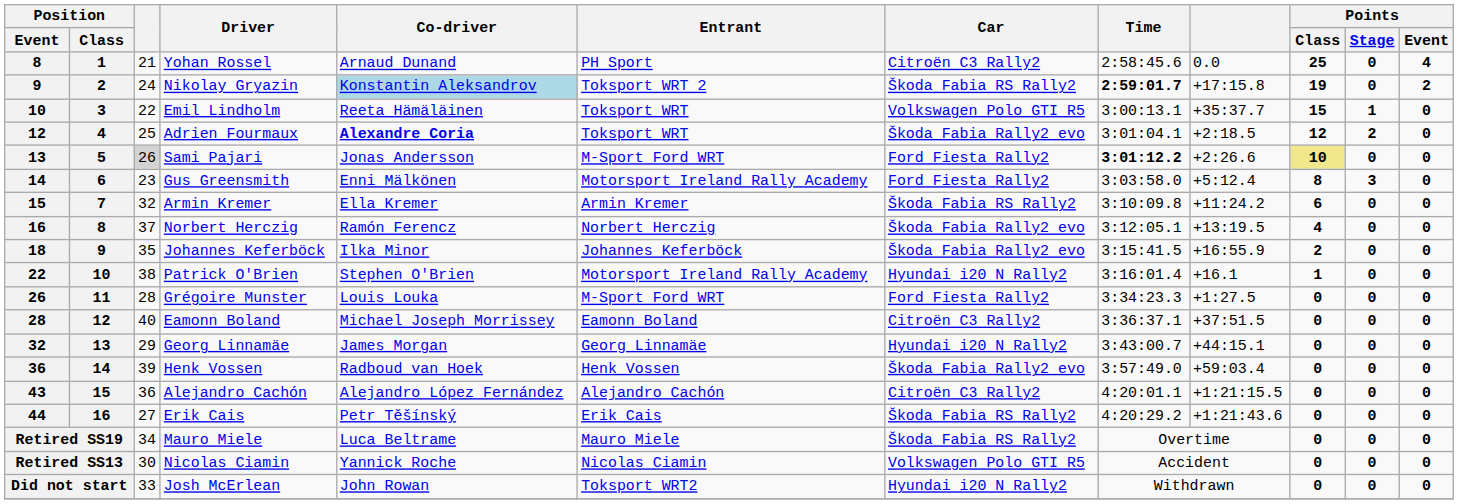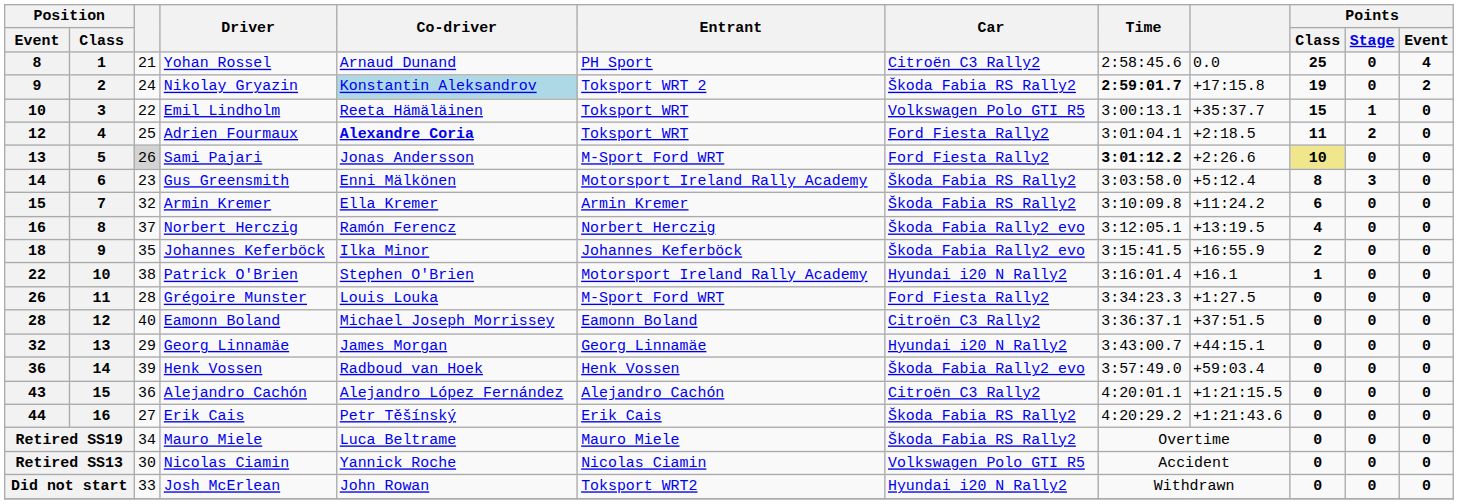(986, 134) Škoda Fabia Rally2 evo -> (969, 134) Ford Fiesta Rally2
(1318, 134) 12 -> (1318, 134) 11
(969, 181) Ford Fiesta Rally2 -> (982, 181) Škoda Fabia RS Rally2
